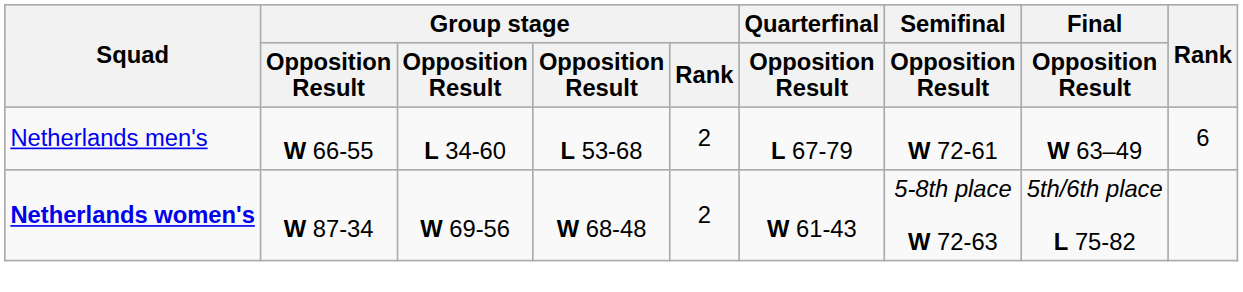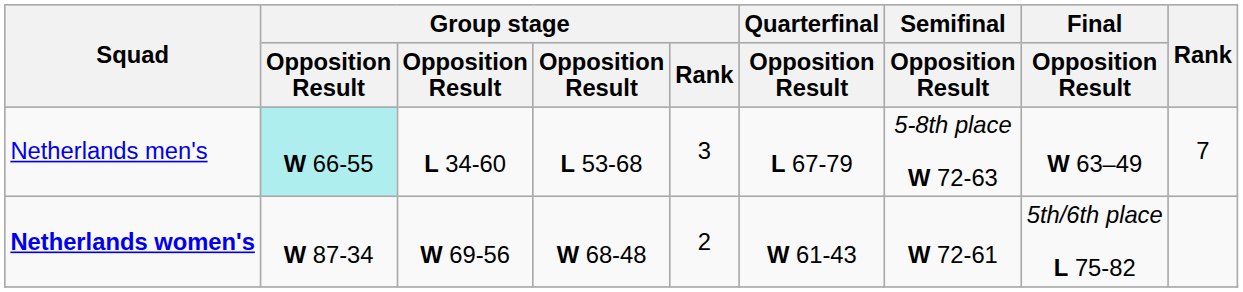(329, 152) no background -> (329, 165) paleturquoise background
(704, 139) 2 -> (704, 152) 3
(953, 152) W 72-61 -> (953, 152) 5-8th place W 72-63
(1203, 139) 6 -> (1203, 152) 7
(953, 216) 5-8th place W 72-63 -> (953, 255) W 72-61
